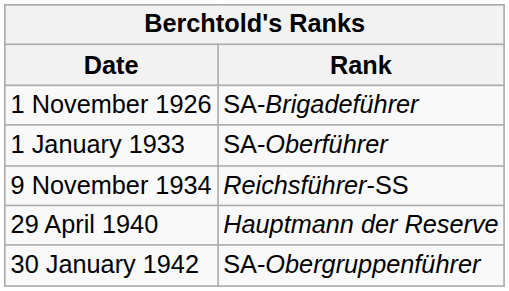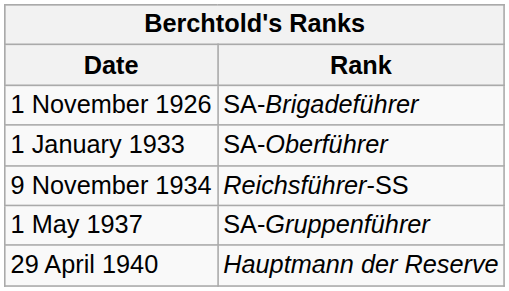+ row: (77, 225)
- row: (105, 265)
